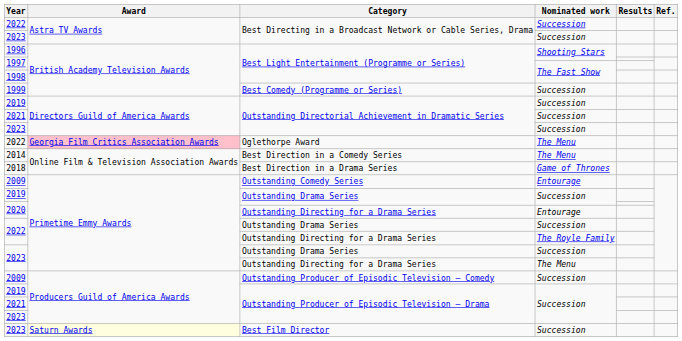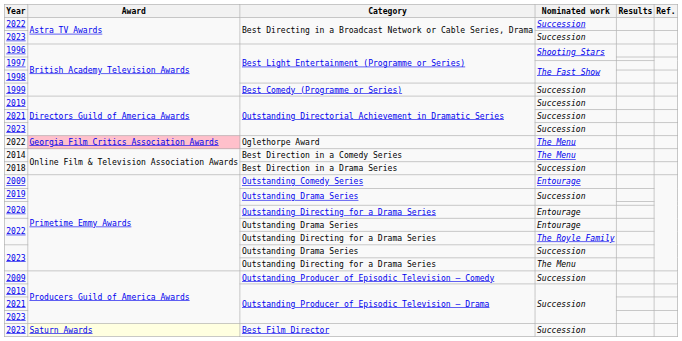(573, 169) Game of Thrones -> (561, 169) Succession
(561, 225) Succession -> (559, 225) Entourage
